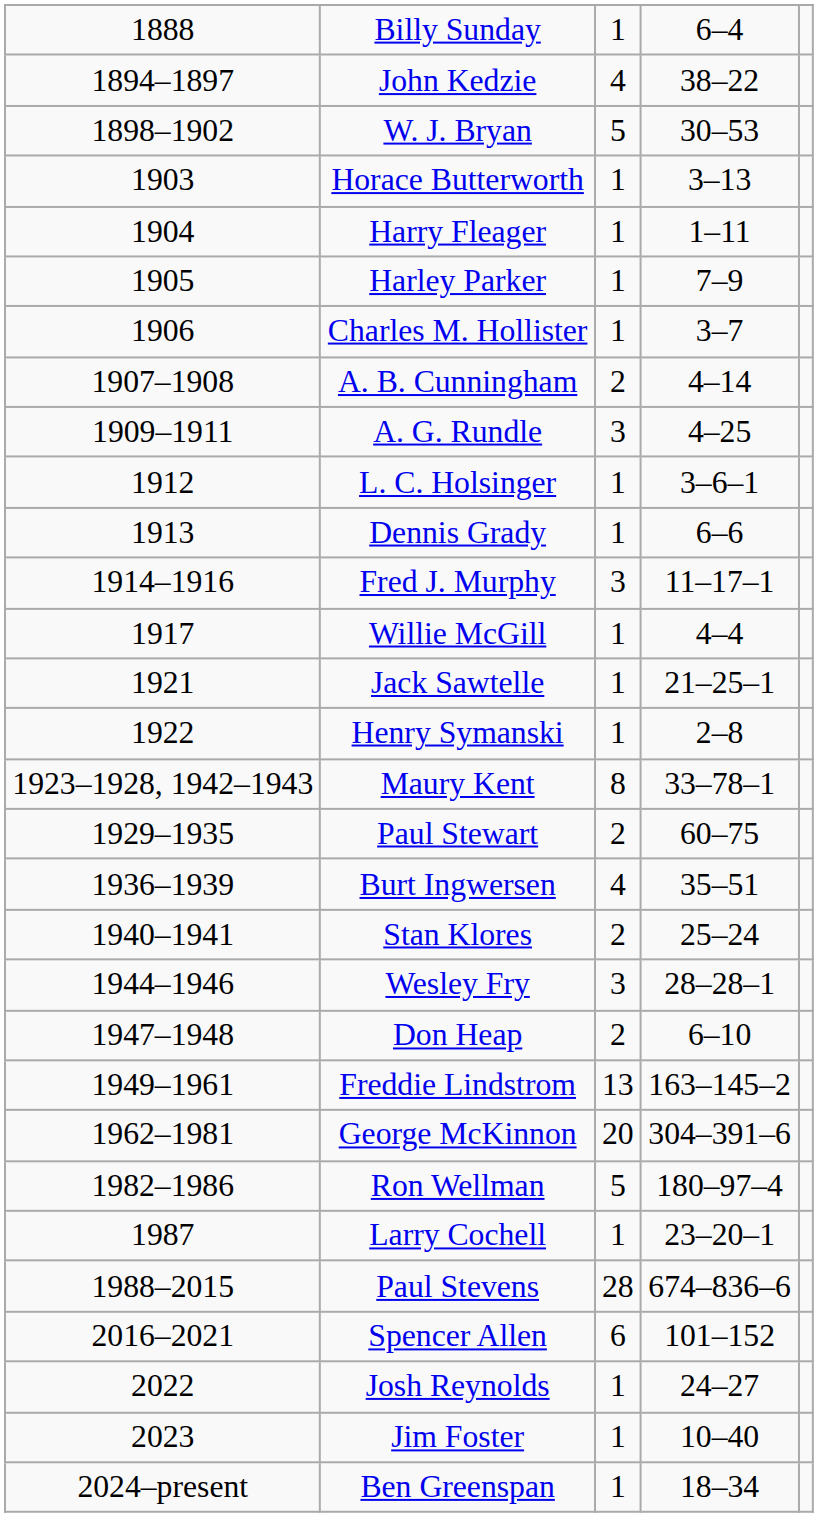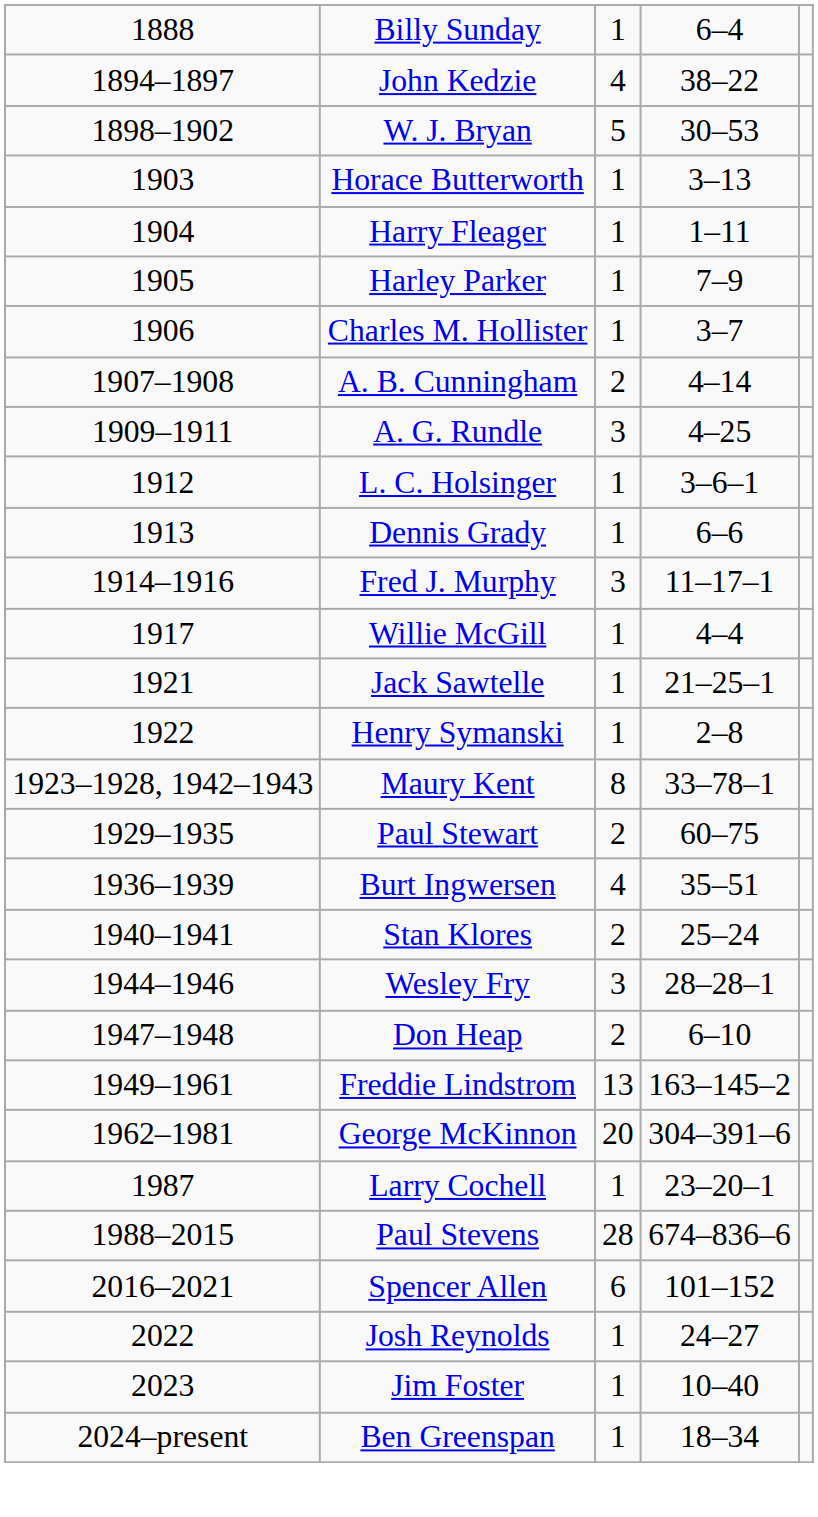- row: (458, 1185)
